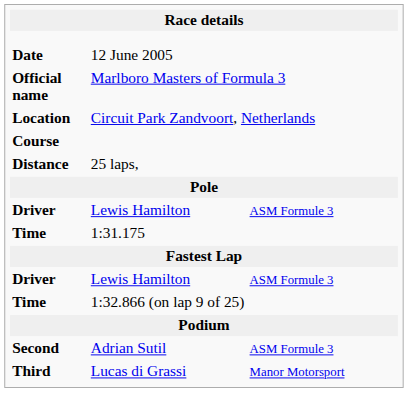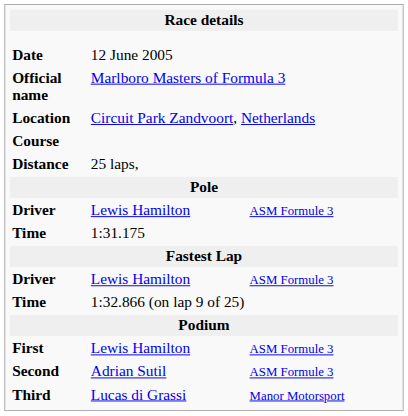+ row: (28, 348)
